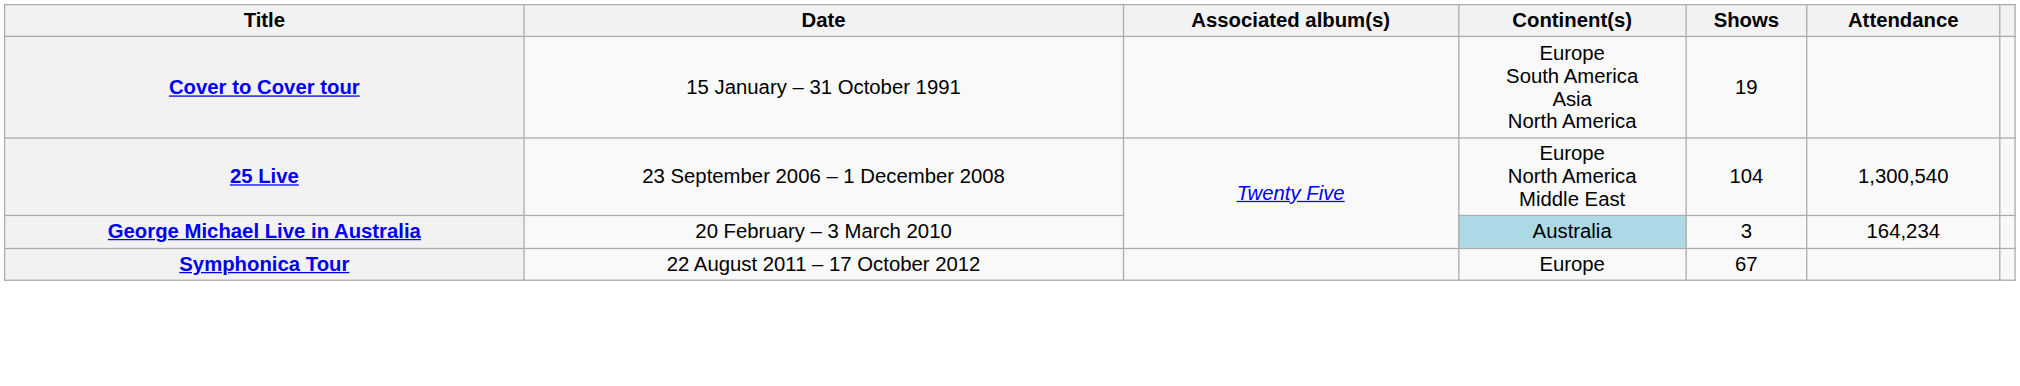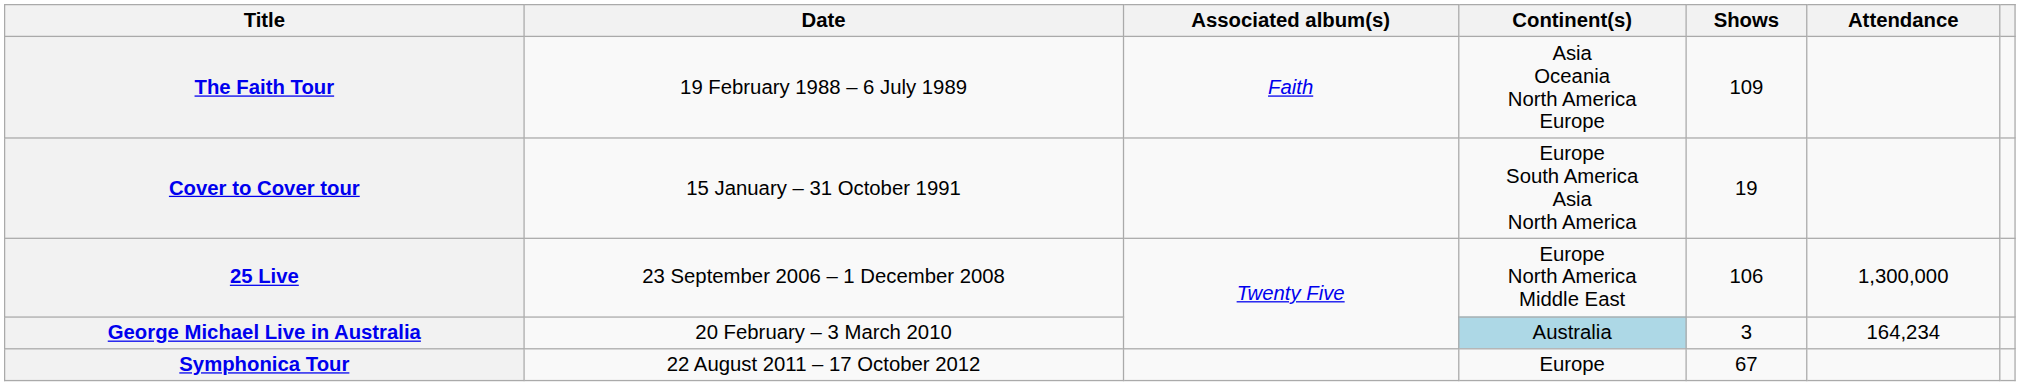+ row: (264, 87)
(1746, 176) 104 -> (1746, 277) 106
(1903, 176) 1,300,540 -> (1903, 277) 1,300,000
